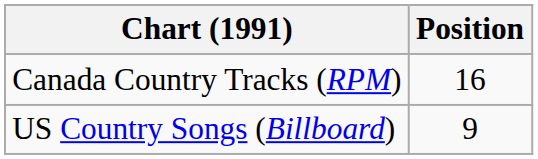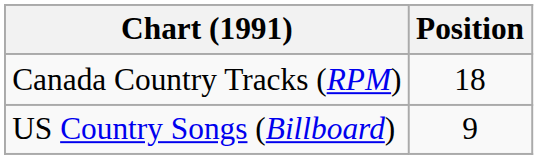(470, 79) 16 -> (470, 79) 18
